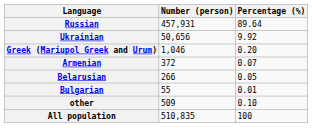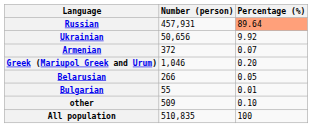(250, 24) no background -> (250, 24) lightsalmon background
rows swapped: (82, 50) <-> (82, 63)
